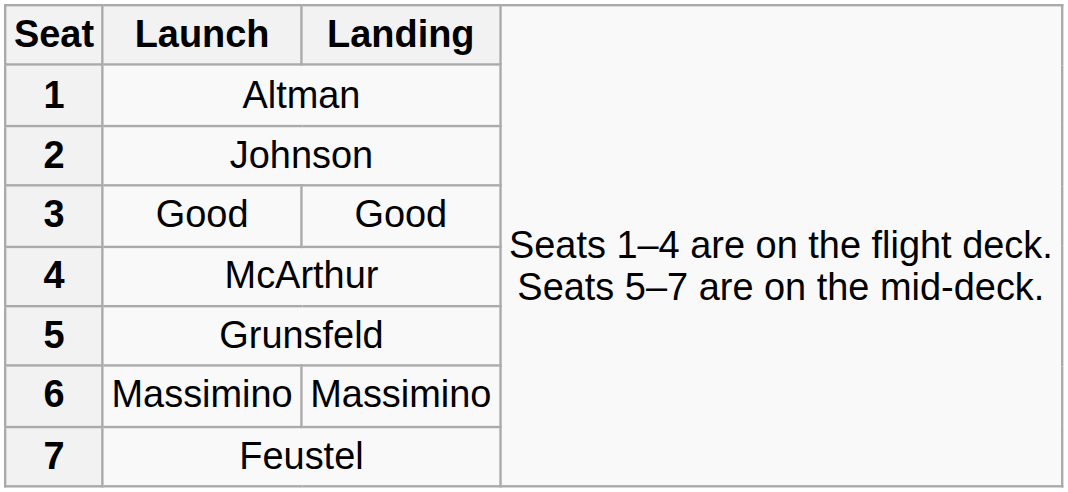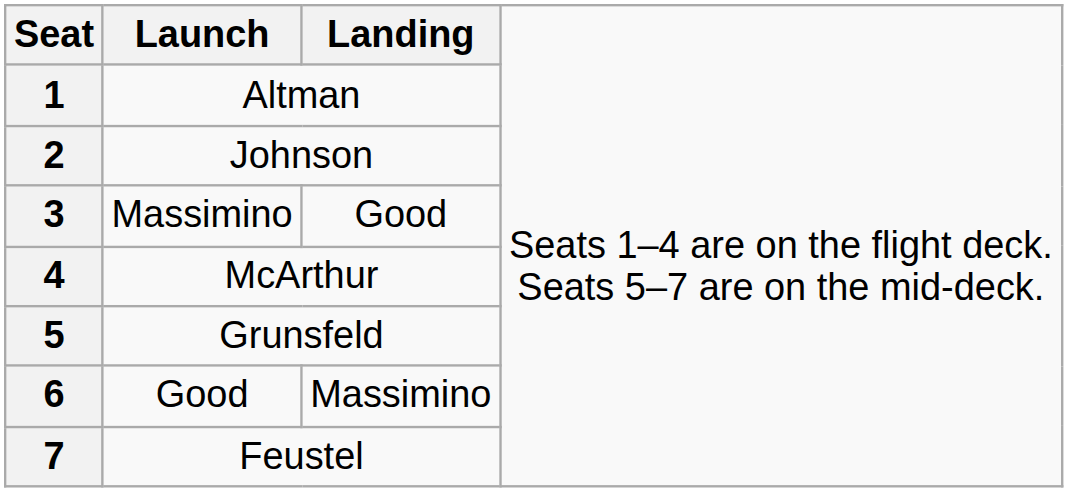(202, 214) Good -> (202, 214) Massimino
(202, 395) Massimino -> (202, 395) Good
